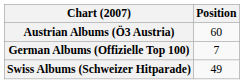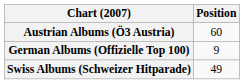(216, 50) 7 -> (216, 50) 9
